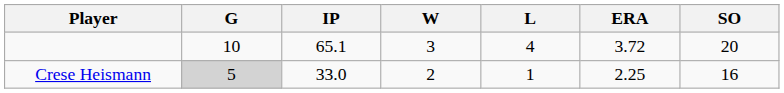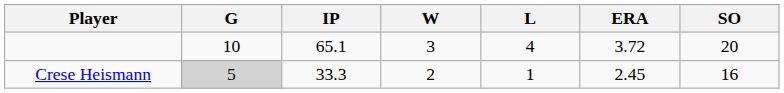(331, 74) 33.0 -> (331, 74) 33.3
(630, 74) 2.25 -> (630, 74) 2.45
